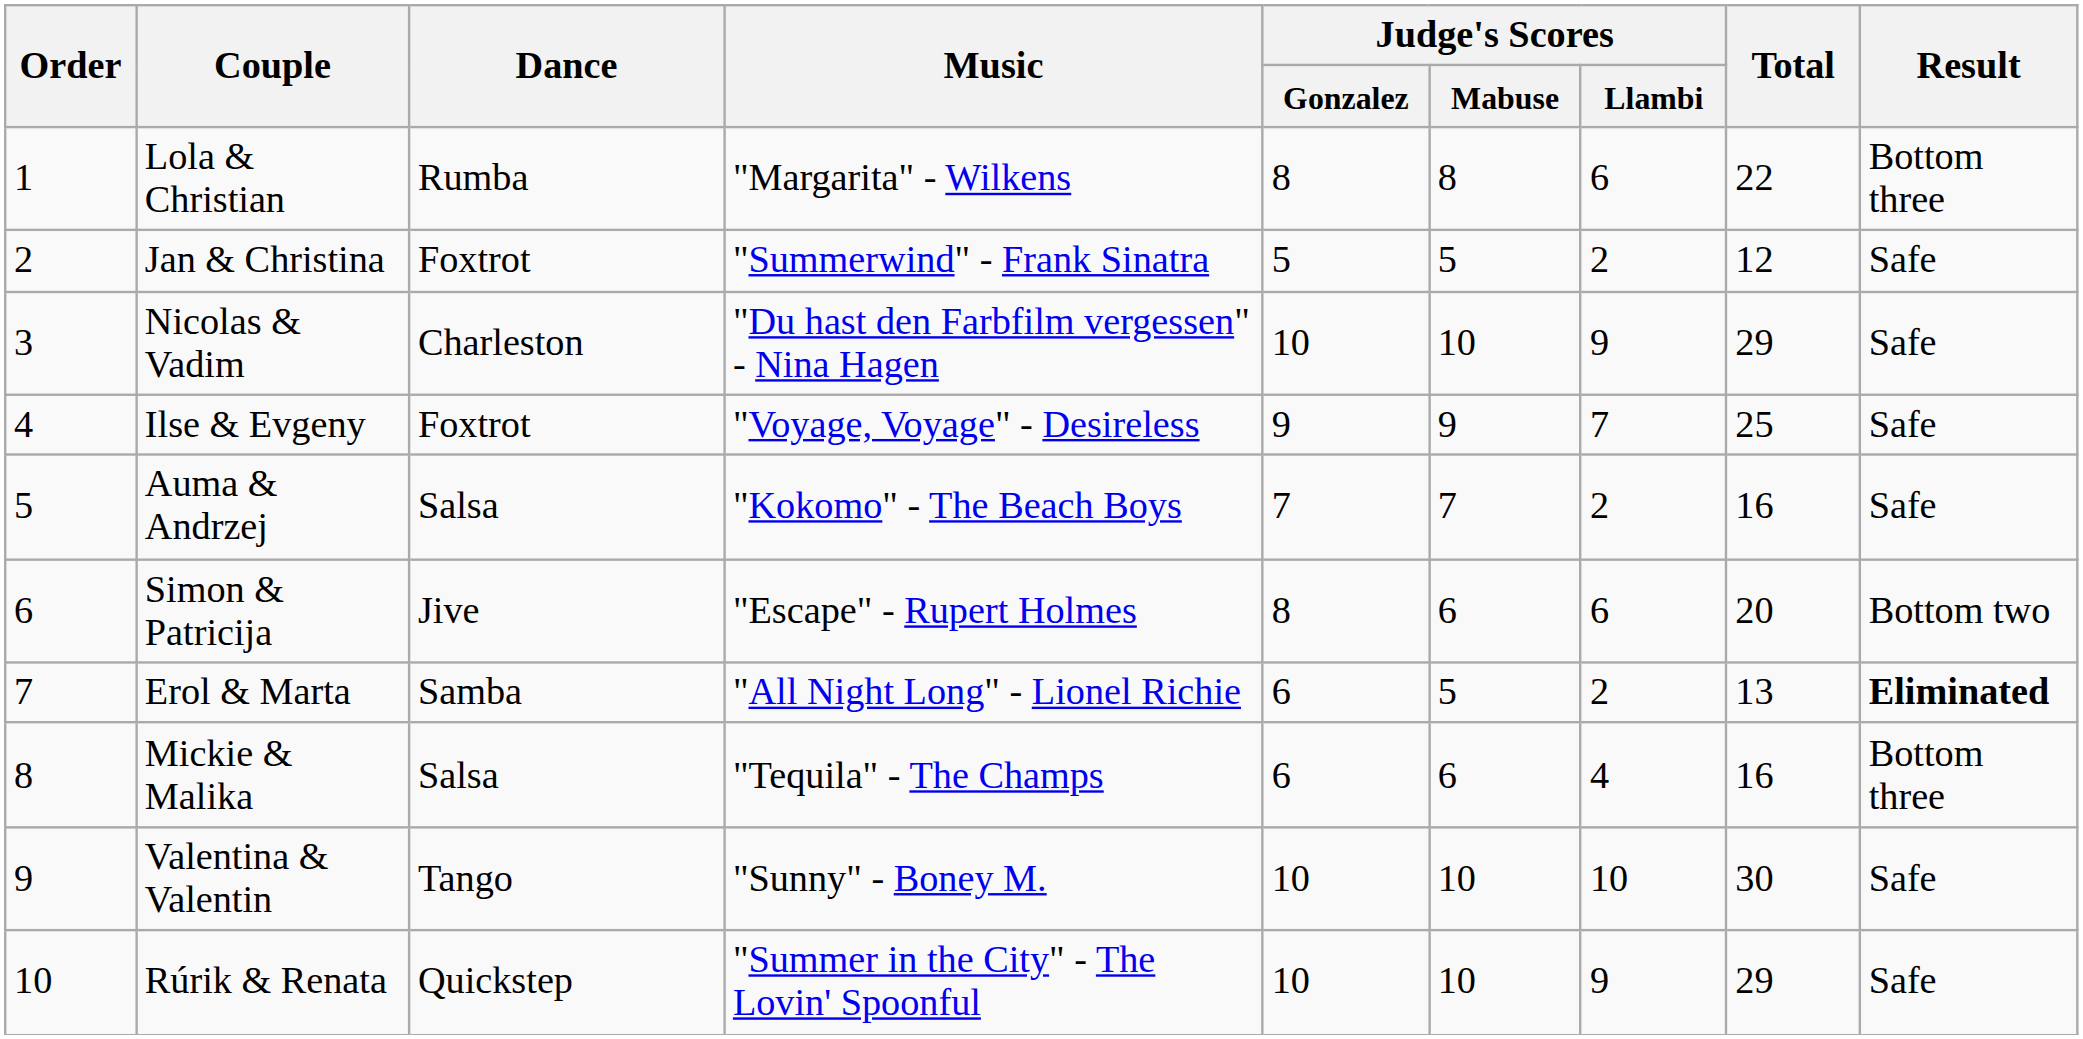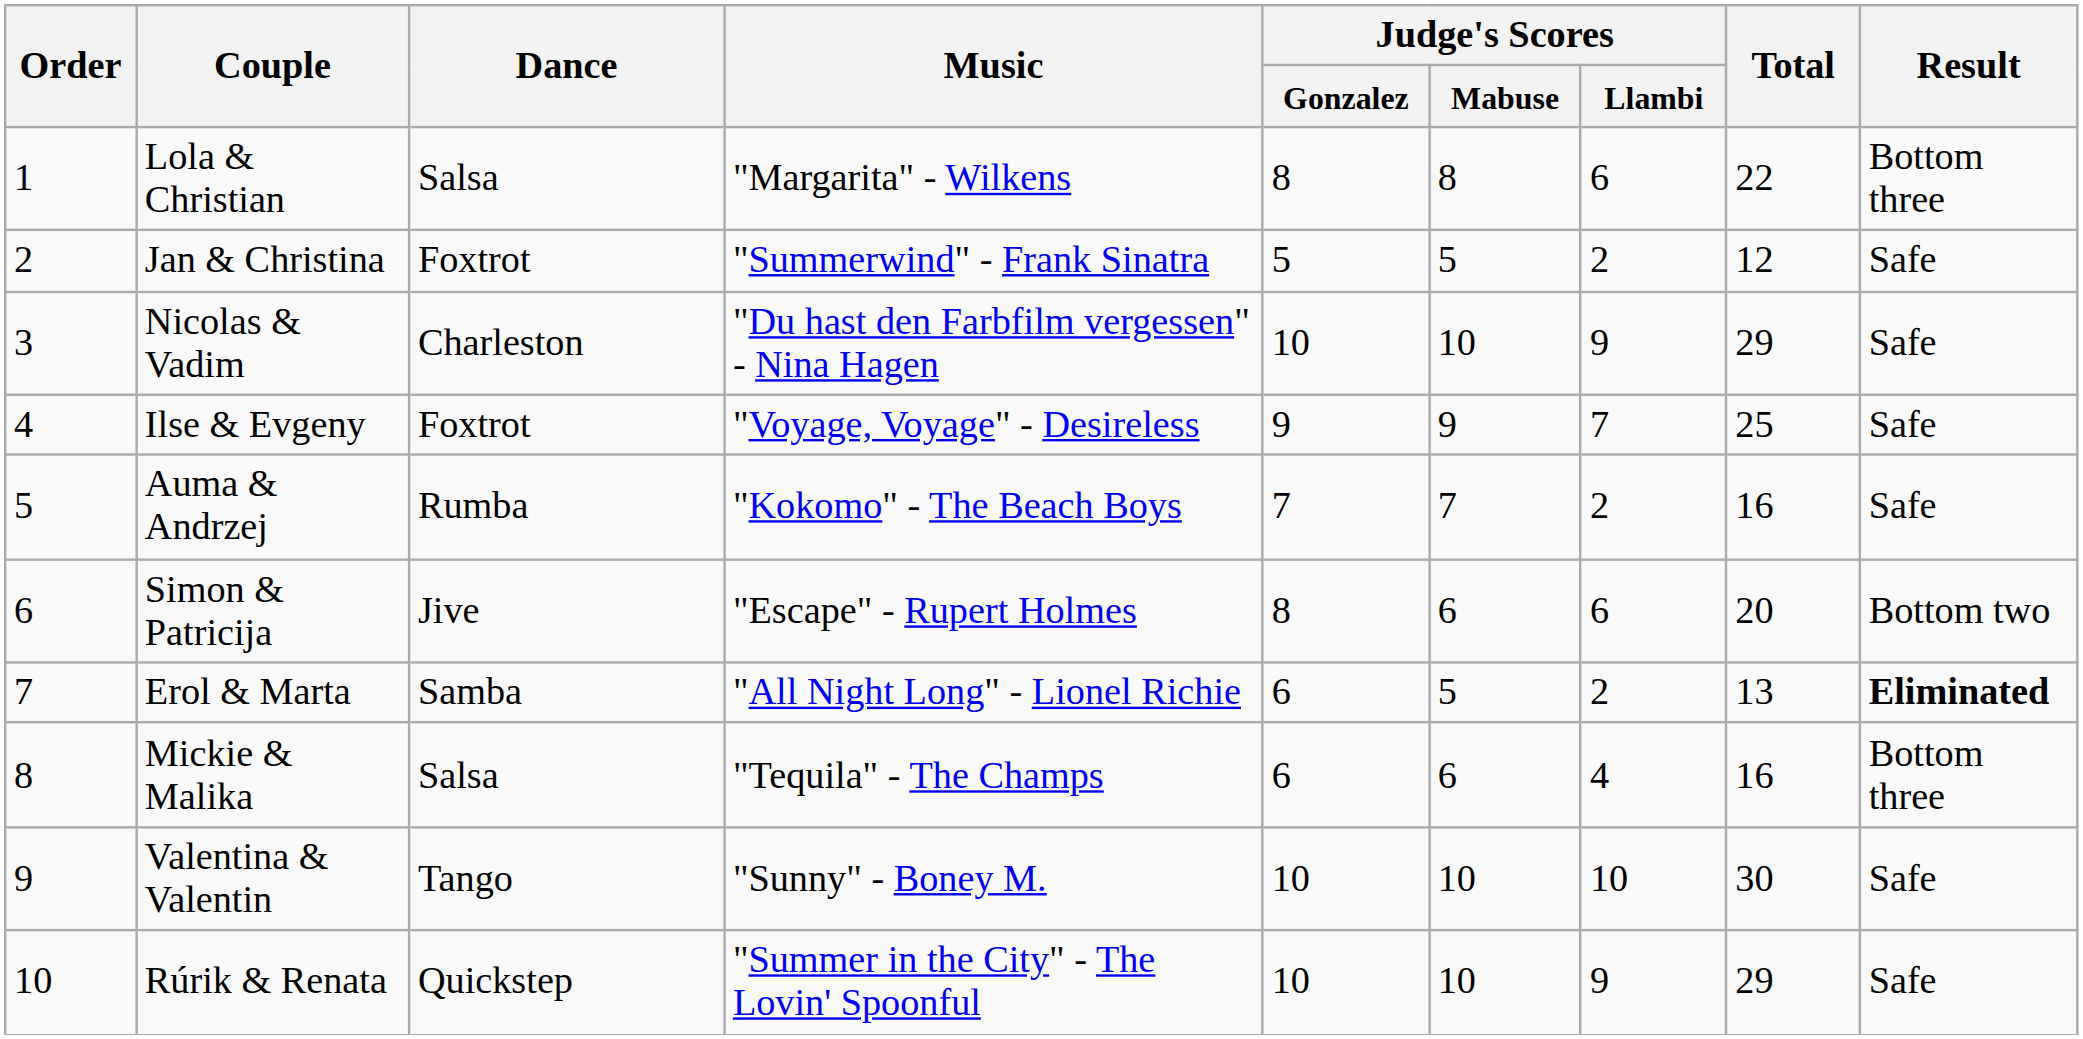(473, 177) Rumba -> (458, 177) Salsa
(458, 506) Salsa -> (473, 506) Rumba
